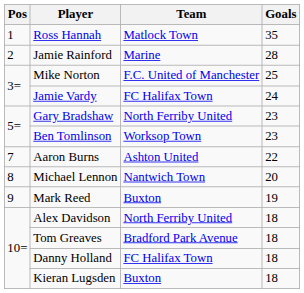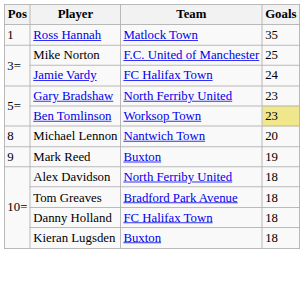- row: (73, 55)
(272, 136) no background -> (272, 116) khaki background
- row: (66, 156)
